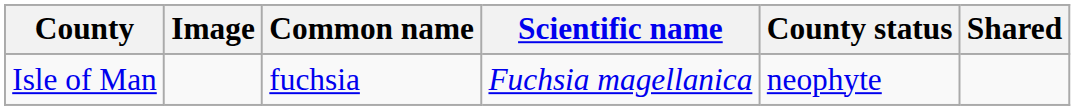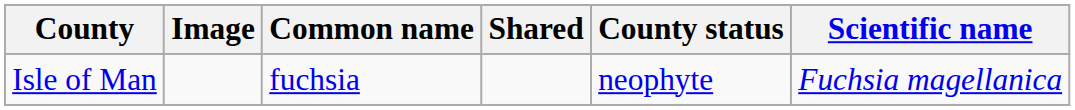columns swapped: (620, 29) <-> (1014, 29)
